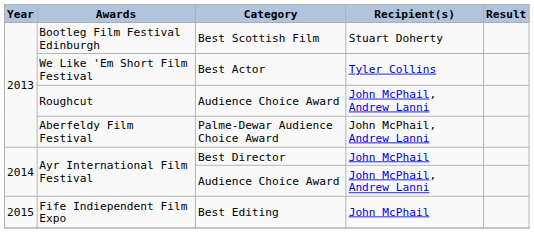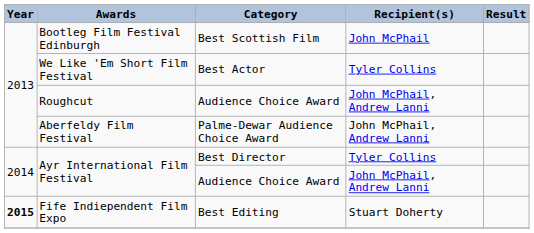(396, 38) Stuart Doherty -> (389, 38) John McPhail
(389, 156) John McPhail -> (392, 156) Tyler Collins
(21, 212) normal -> (21, 212) bold
(389, 212) John McPhail -> (396, 212) Stuart Doherty
